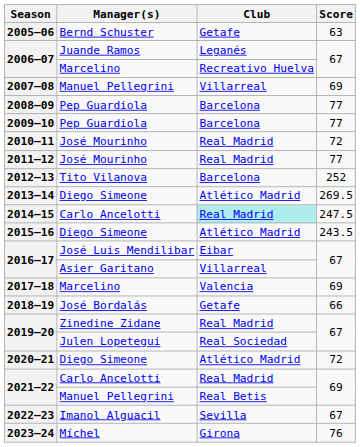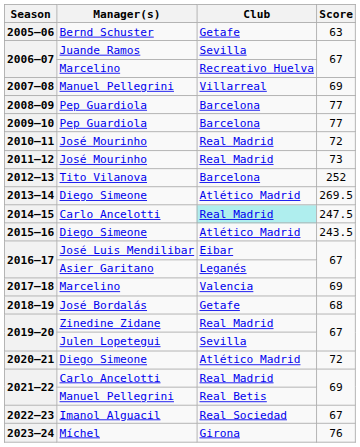(223, 50) Leganés -> (223, 50) Sevilla
(336, 159) 77 -> (336, 159) 73
(233, 269) Villarreal -> (223, 269) Leganés
(336, 305) 66 -> (336, 305) 68
(243, 342) Real Sociedad -> (223, 342) Sevilla
(223, 414) Sevilla -> (243, 414) Real Sociedad
